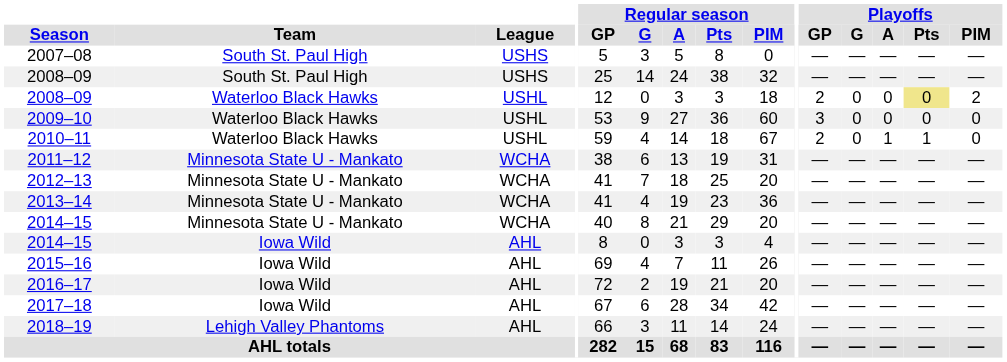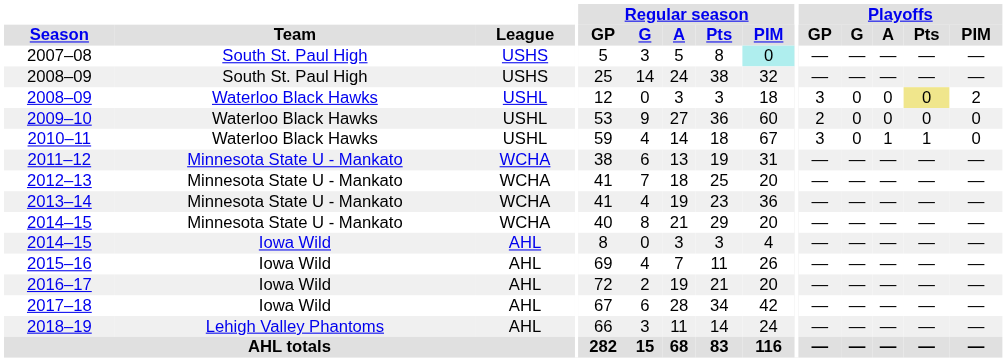(769, 55) no background -> (769, 55) paleturquoise background
(820, 97) 2 -> (820, 97) 3
(820, 118) 3 -> (820, 118) 2
(820, 139) 2 -> (820, 139) 3
